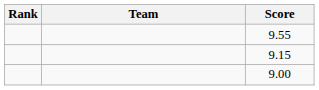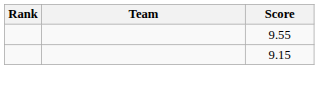- row: (280, 74)
